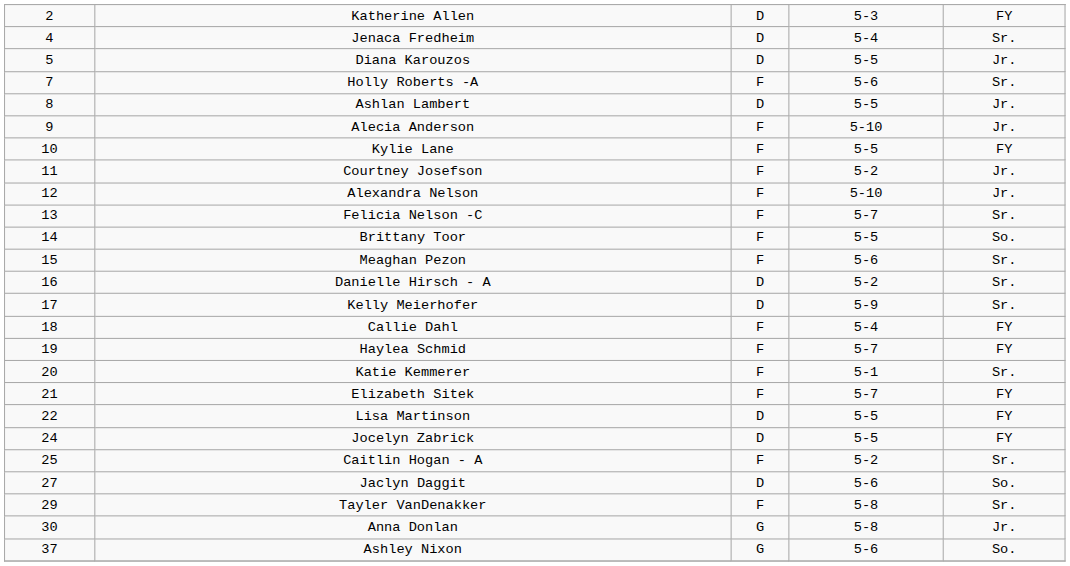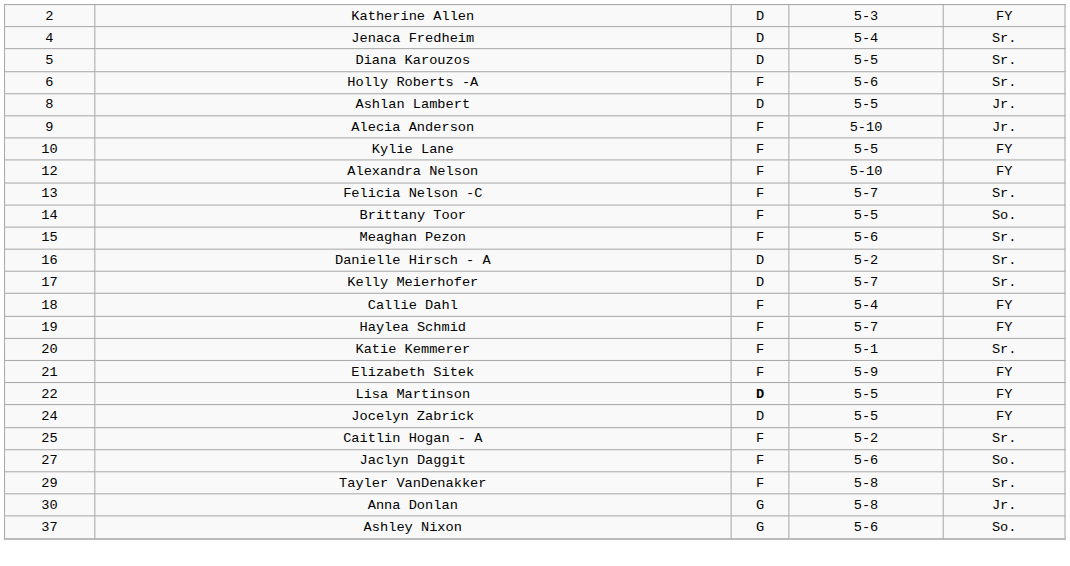(1004, 60) Jr. -> (1004, 60) Sr.
(49, 82) 7 -> (49, 82) 6
- row: (413, 171)
(1004, 194) Jr. -> (1004, 171) FY
(866, 305) 5-9 -> (866, 283) 5-7
(866, 394) 5-7 -> (866, 372) 5-9
(760, 416) normal -> (760, 394) bold
(760, 483) D -> (760, 461) F
